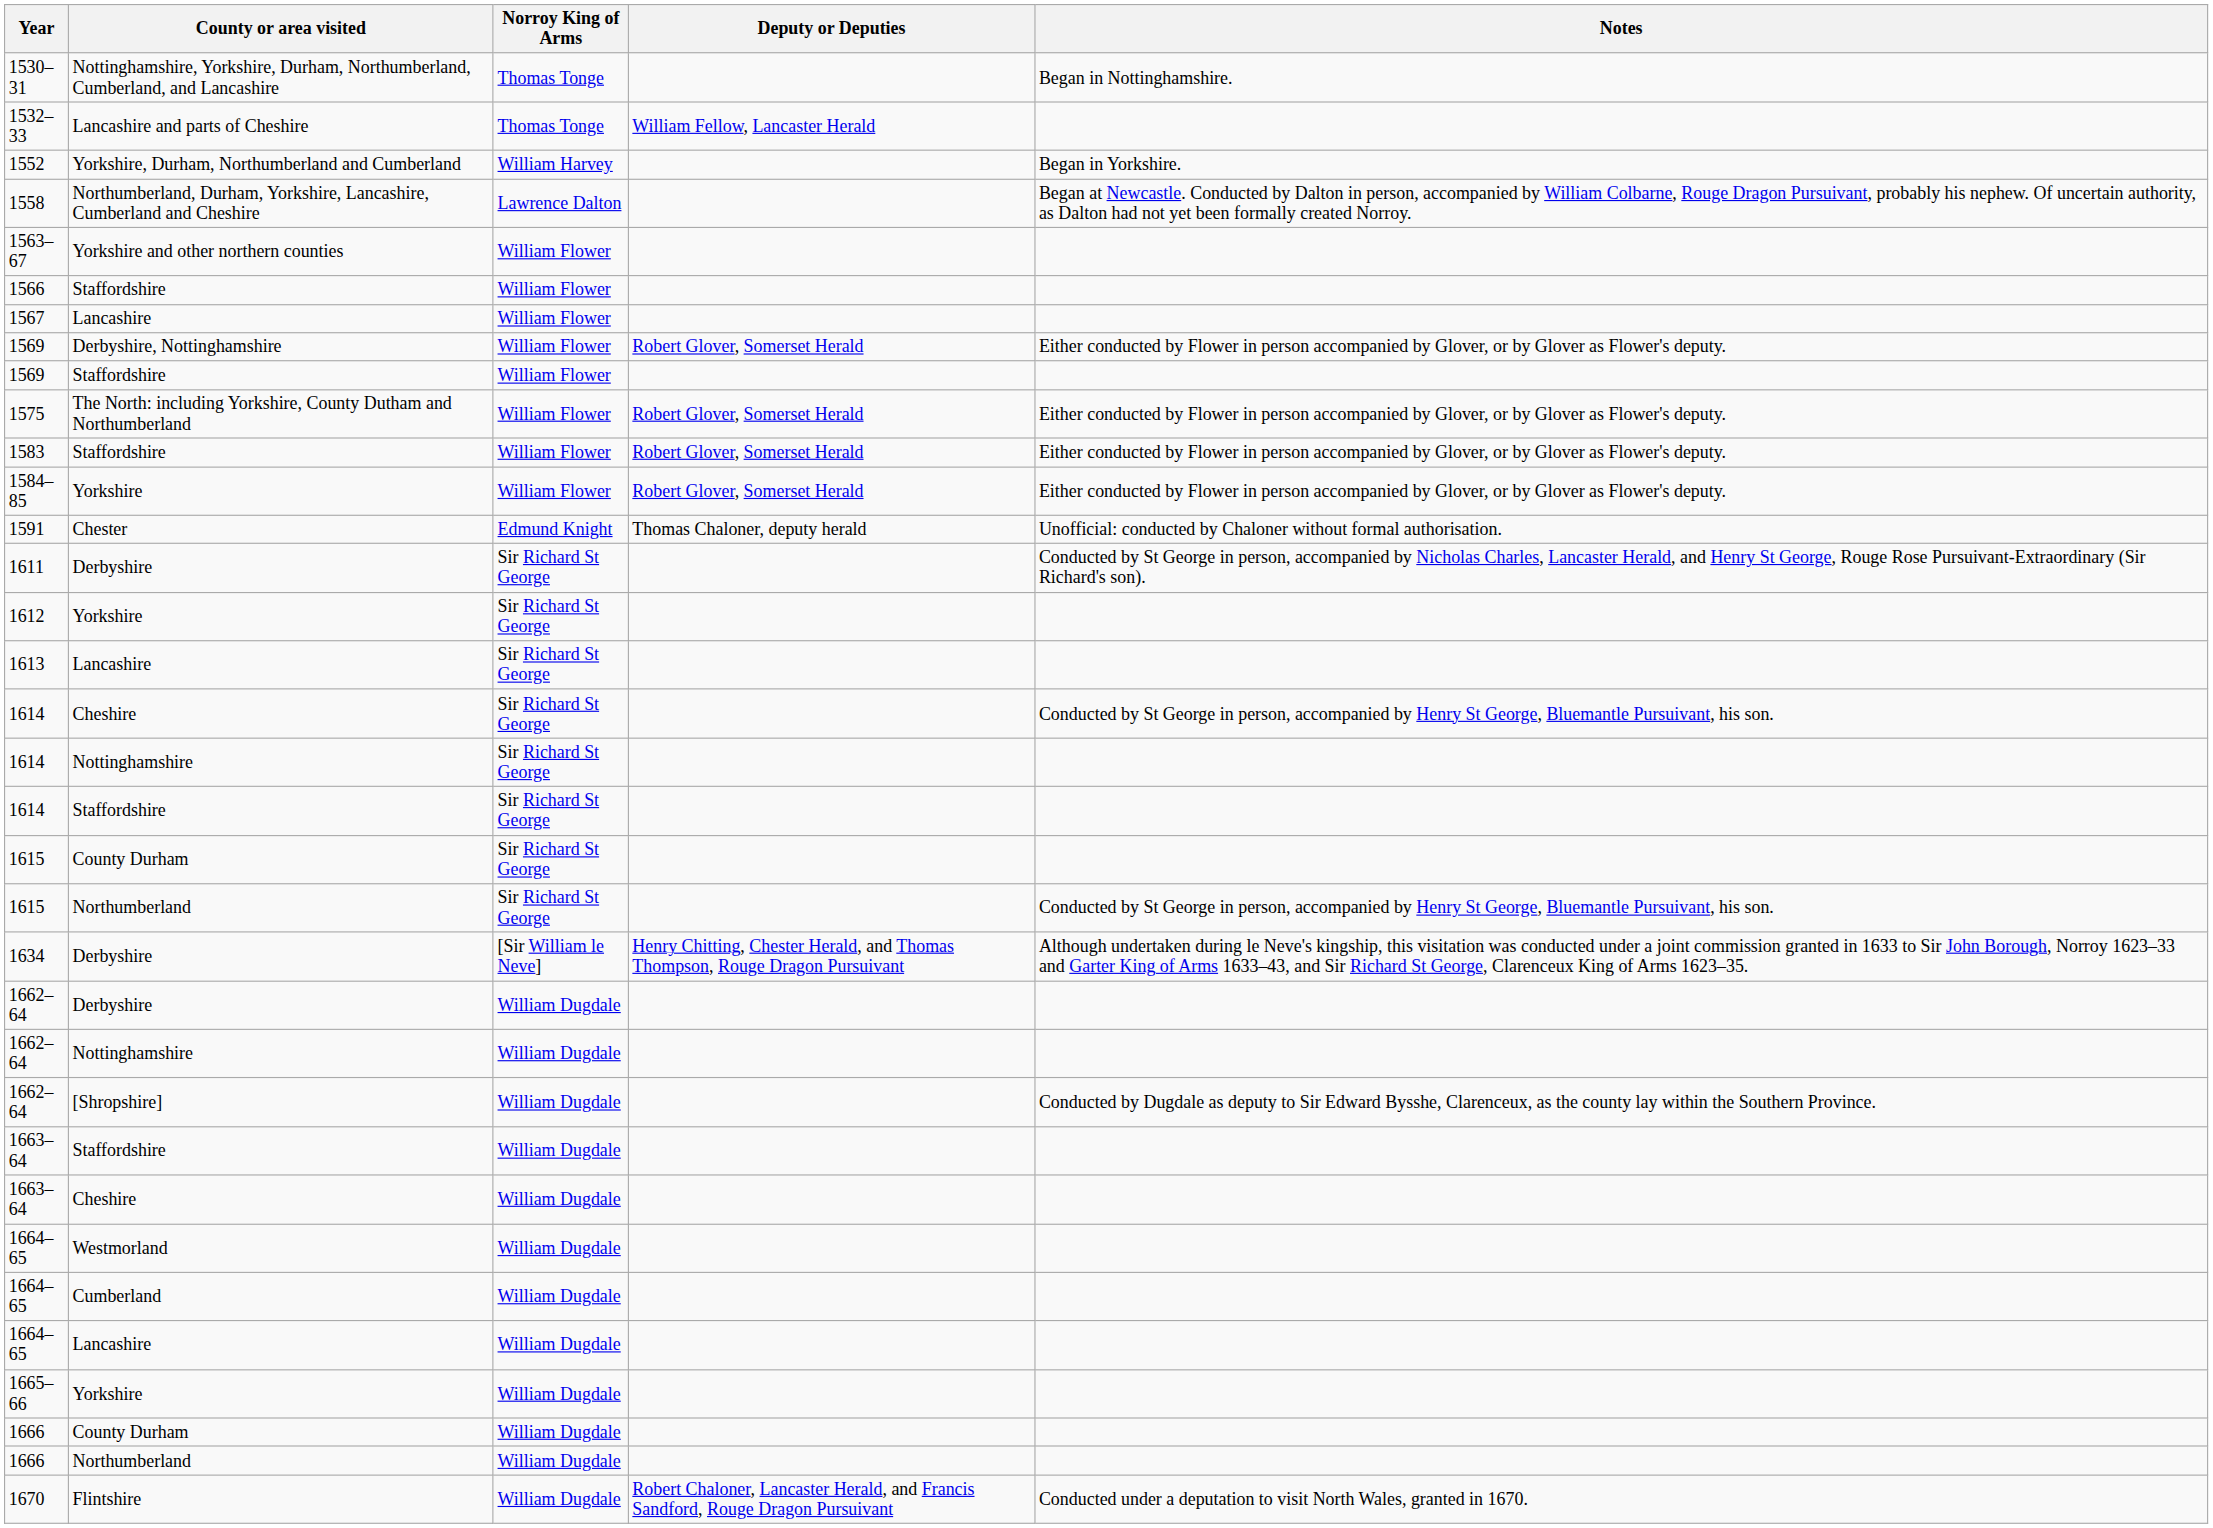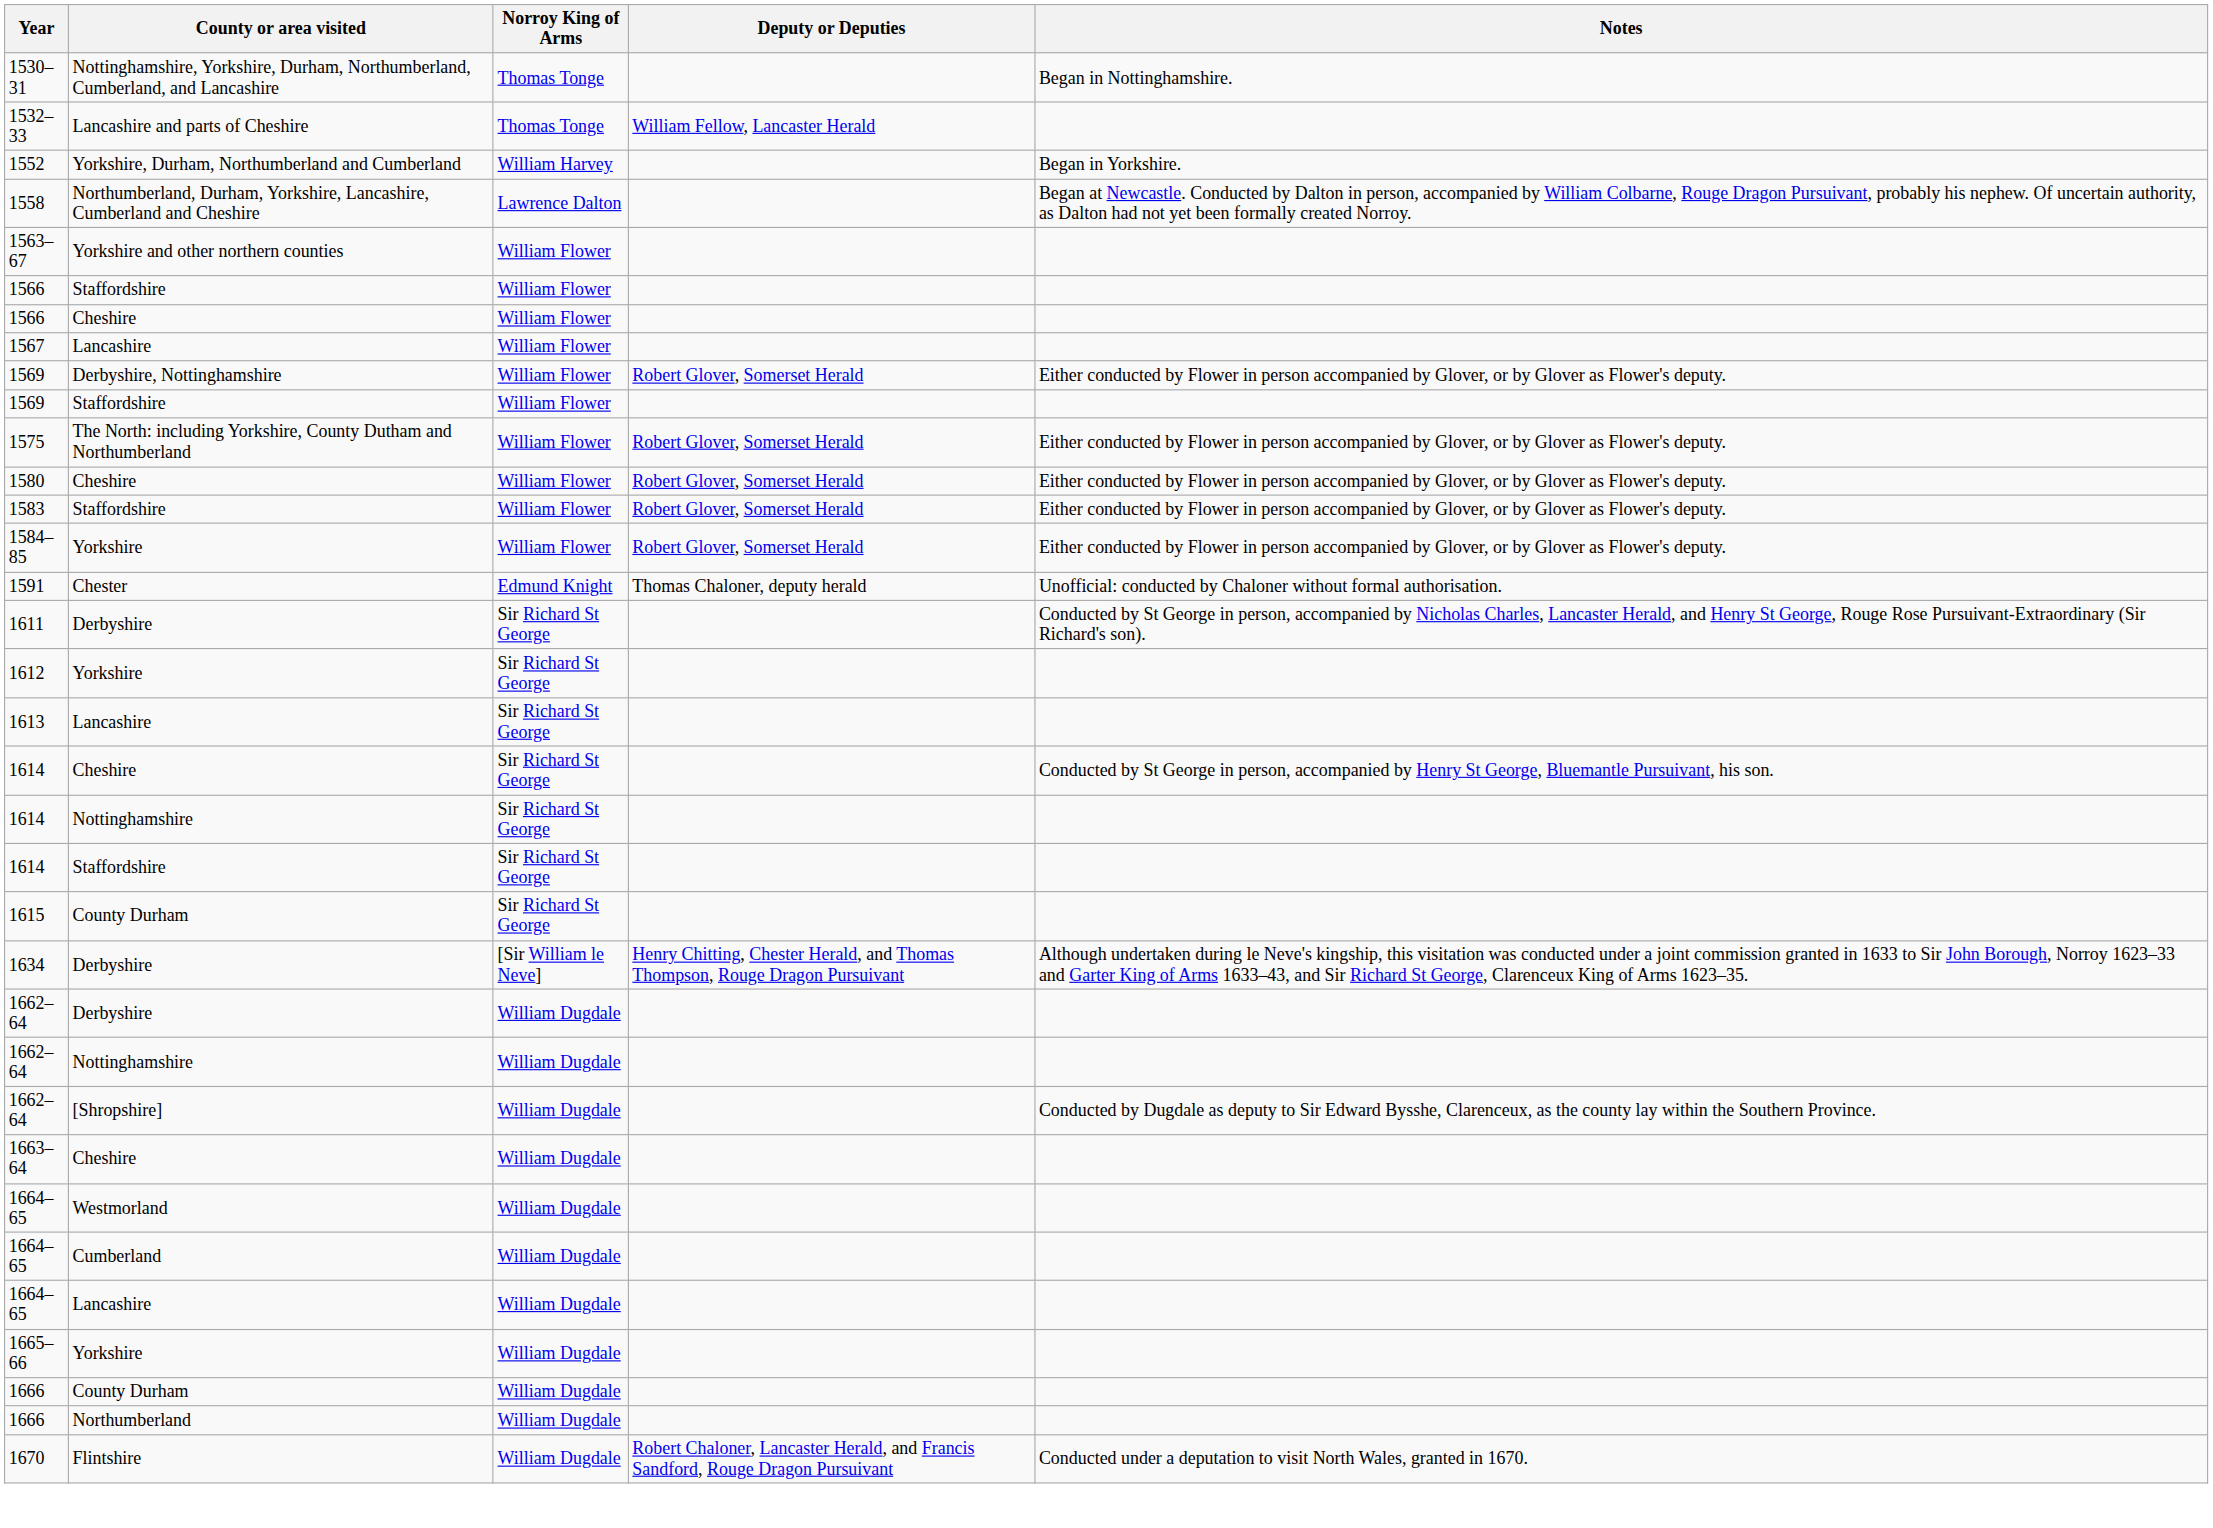+ row: (27, 318)
+ row: (27, 480)
- row: (27, 907)
- row: (31, 1150)
